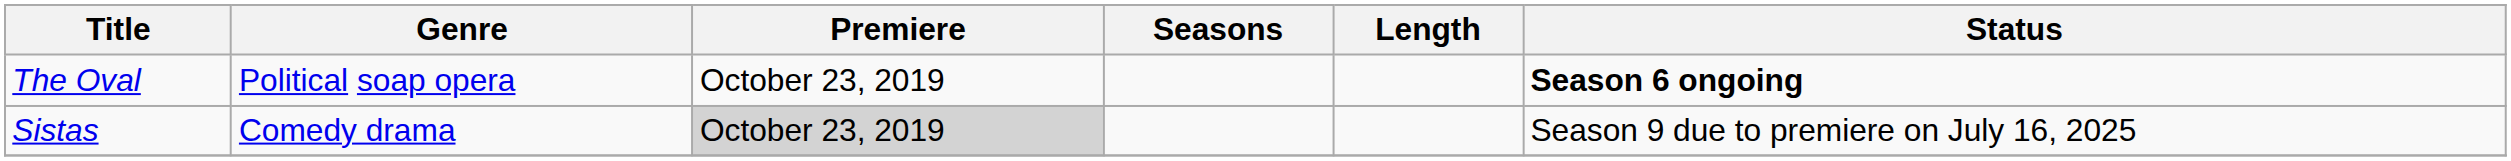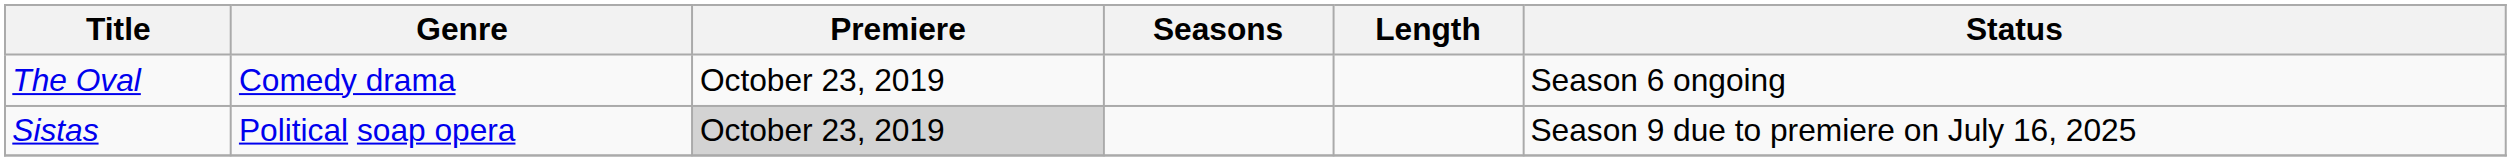(377, 79) Political soap opera -> (347, 79) Comedy drama
(1667, 79) bold -> (1658, 79) normal
(347, 130) Comedy drama -> (377, 130) Political soap opera
